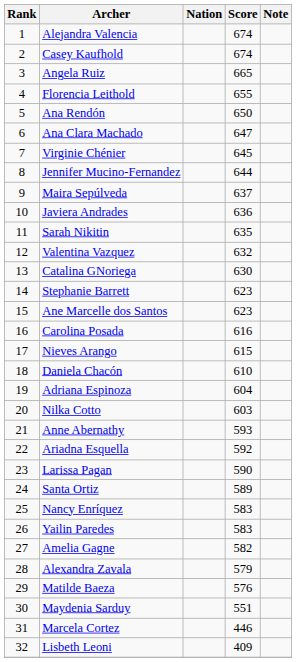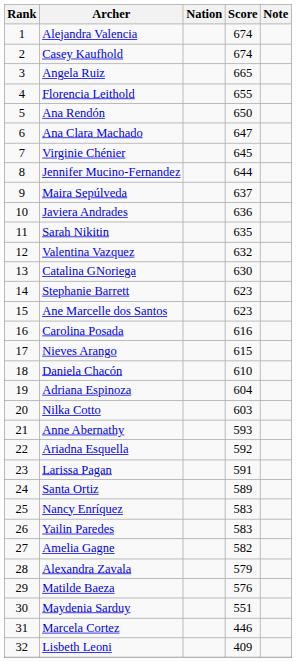(243, 469) 590 -> (243, 469) 591
